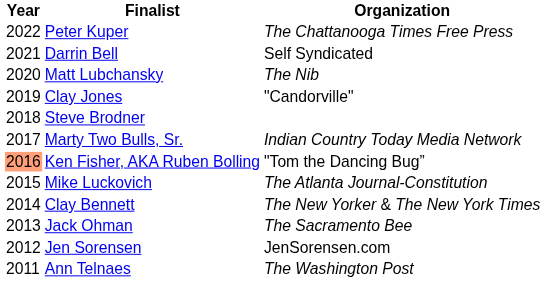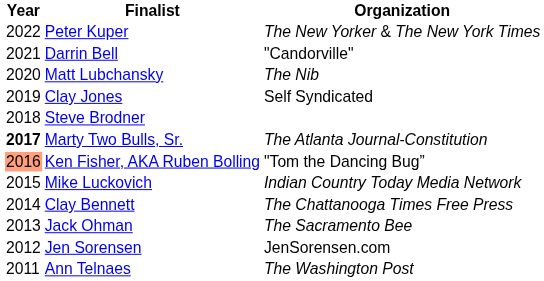(389, 32) The Chattanooga Times Free Press -> (402, 32) The New Yorker & The New York Times
(318, 53) Self Syndicated -> (309, 53) "Candorville"
(309, 97) "Candorville" -> (318, 97) Self Syndicated
(23, 140) normal -> (23, 140) bold
(393, 140) Indian Country Today Media Network -> (376, 140) The Atlanta Journal-Constitution
(376, 183) The Atlanta Journal-Constitution -> (393, 183) Indian Country Today Media Network
(402, 204) The New Yorker & The New York Times -> (389, 204) The Chattanooga Times Free Press
